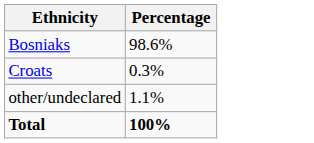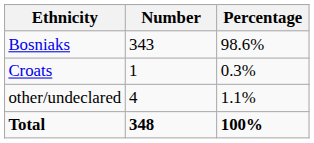+ column: (171, 17)
